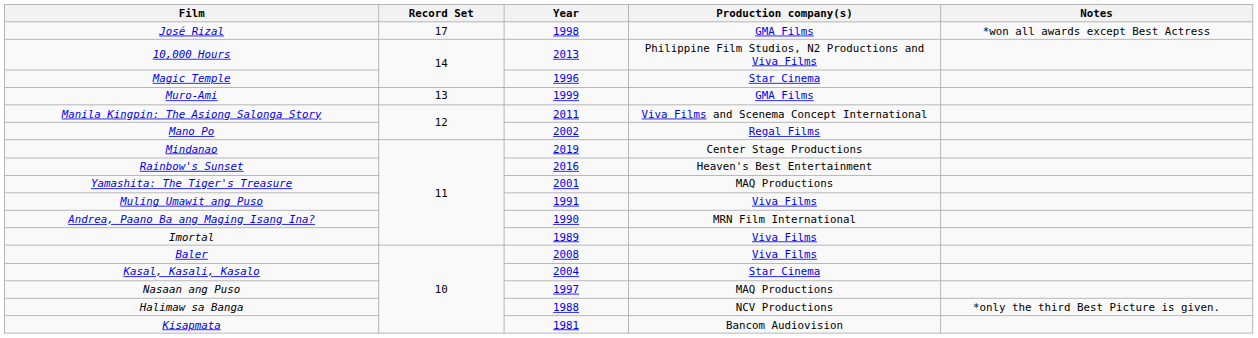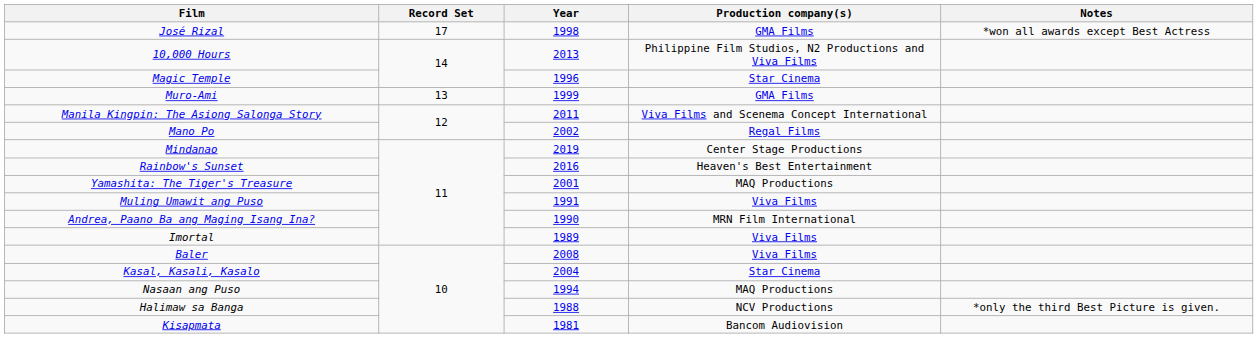(566, 289) 1997 -> (566, 289) 1994
